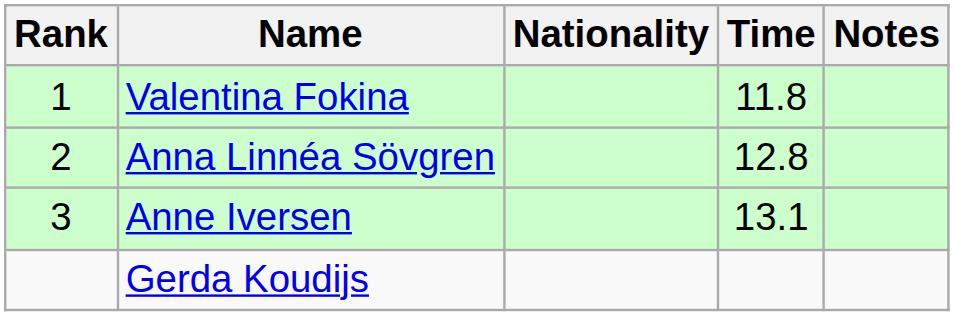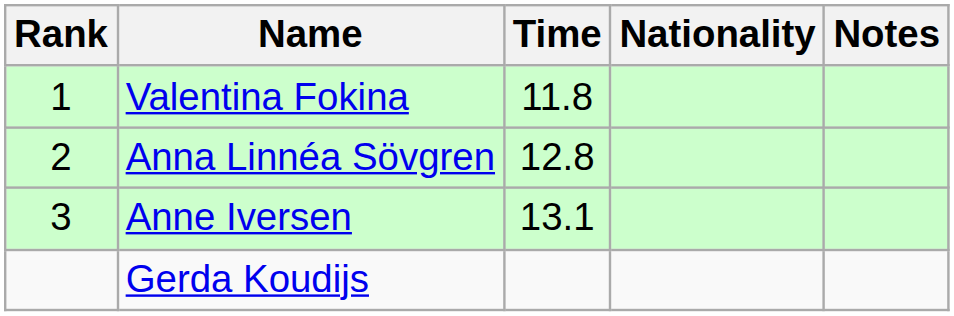columns swapped: (611, 34) <-> (771, 34)
